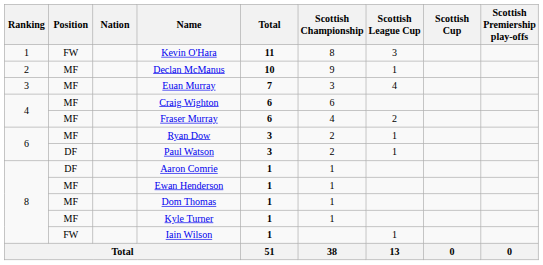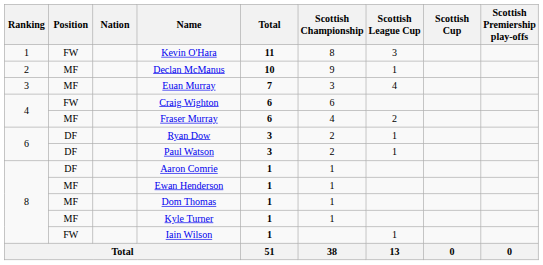(71, 102) MF -> (71, 102) FW
(71, 135) MF -> (71, 135) DF
